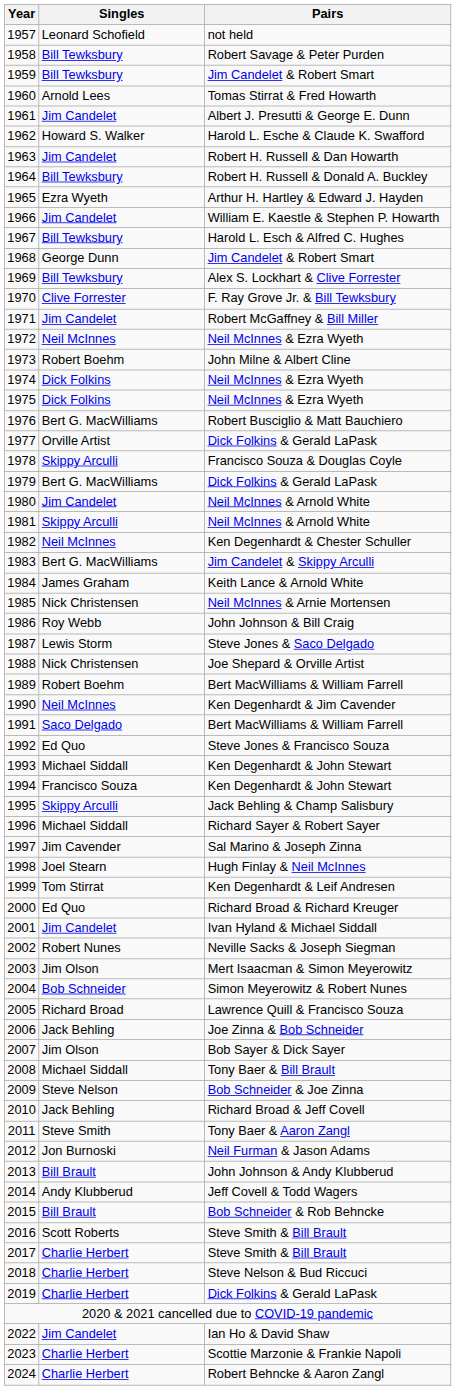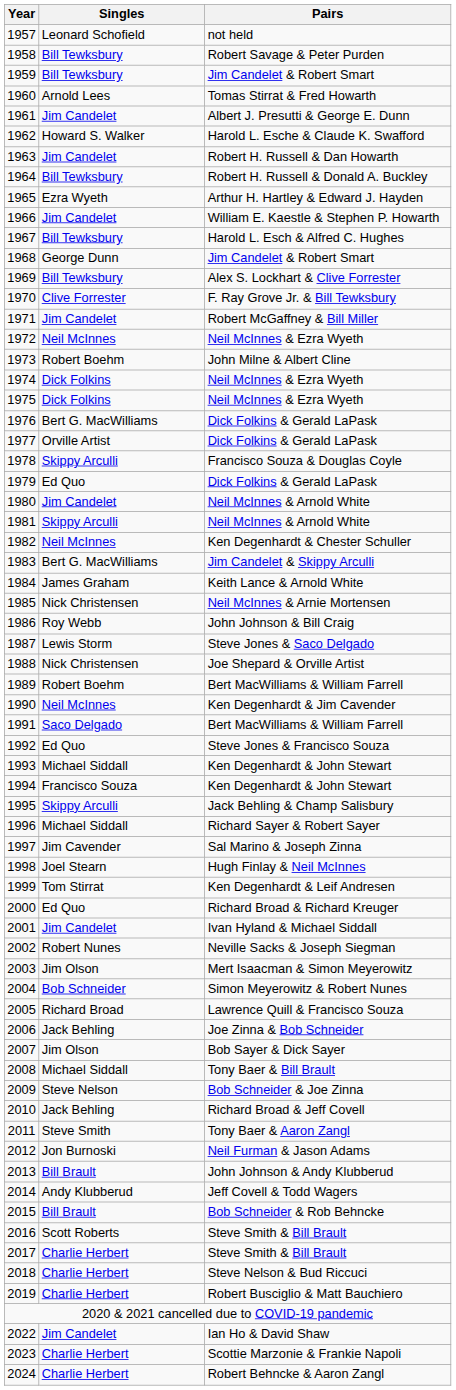(305, 420) Robert Busciglio & Matt Bauchiero -> (292, 420) Dick Folkins & Gerald LaPask
(100, 481) Bert G. MacWilliams -> (63, 481) Ed Quo
(292, 1293) Dick Folkins & Gerald LaPask -> (305, 1293) Robert Busciglio & Matt Bauchiero
